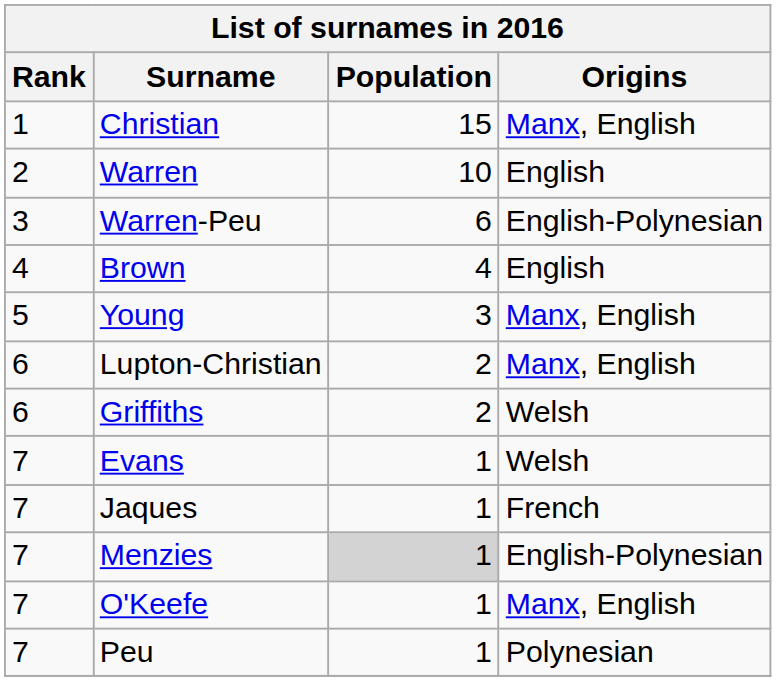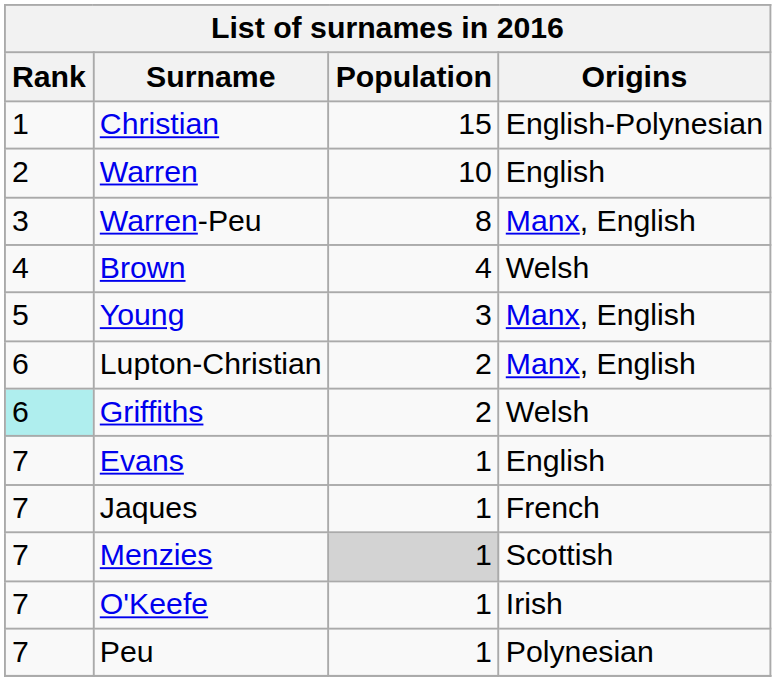(601, 124) Manx, English -> (634, 124) English-Polynesian
(483, 220) 6 -> (483, 220) 8
(634, 220) English-Polynesian -> (601, 220) Manx, English
(555, 268) English -> (548, 268) Welsh
(20, 412) no background -> (20, 412) paleturquoise background
(548, 460) Welsh -> (555, 460) English
(634, 556) English-Polynesian -> (560, 556) Scottish
(601, 603) Manx, English -> (534, 603) Irish
